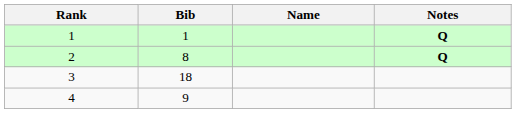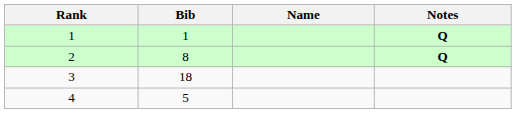(185, 98) 9 -> (185, 98) 5
